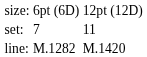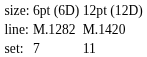rows swapped: (14, 29) <-> (17, 48)
